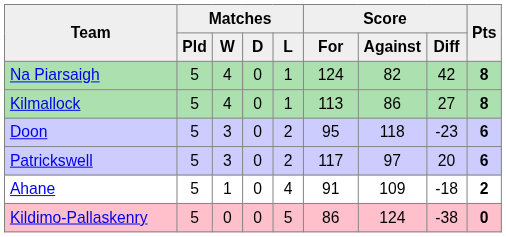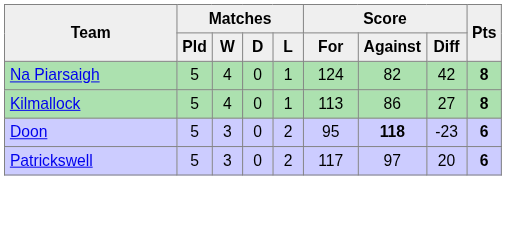(392, 132) normal -> (392, 132) bold
- row: (33, 189)
- row: (79, 217)
